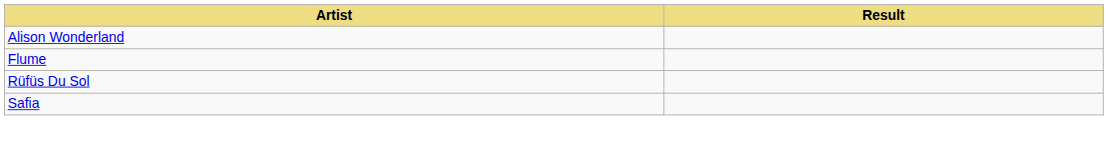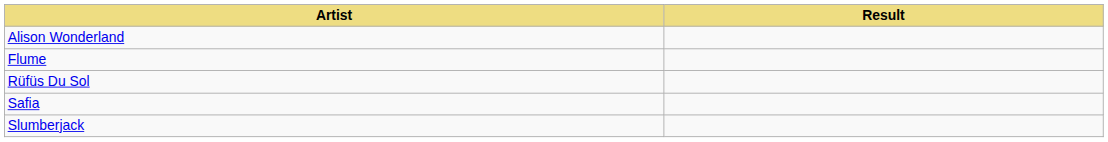+ row: (46, 125)
